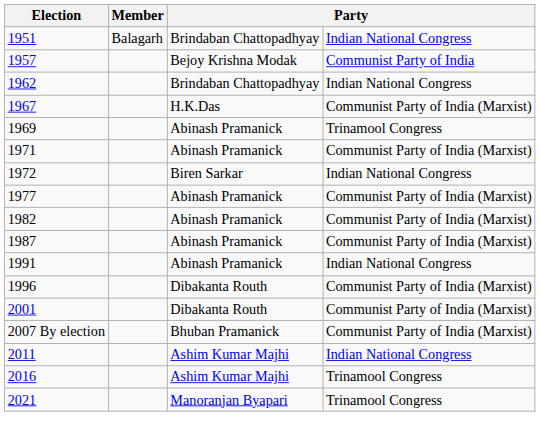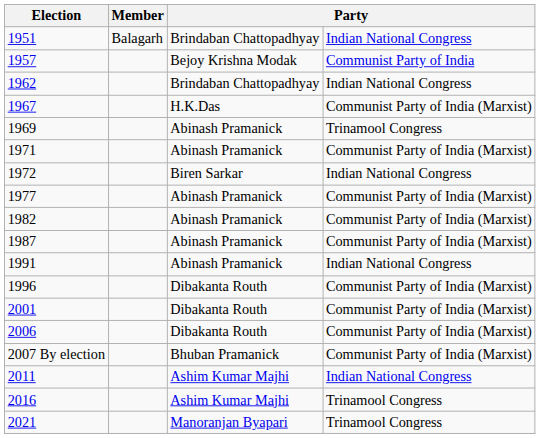+ row: (22, 331)
